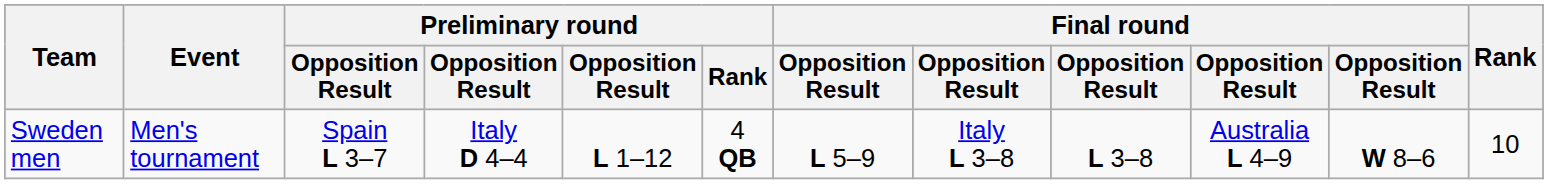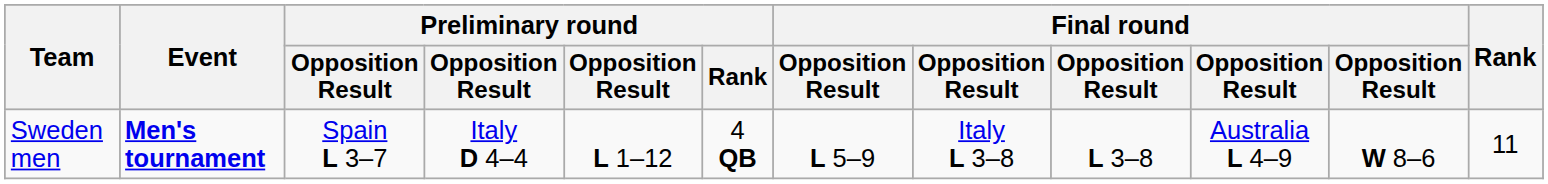(195, 144) normal -> (195, 144) bold
(1505, 144) 10 -> (1505, 144) 11
